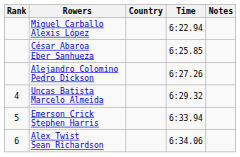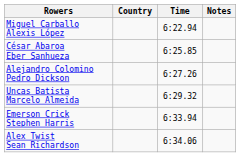- column: (17, 11)
